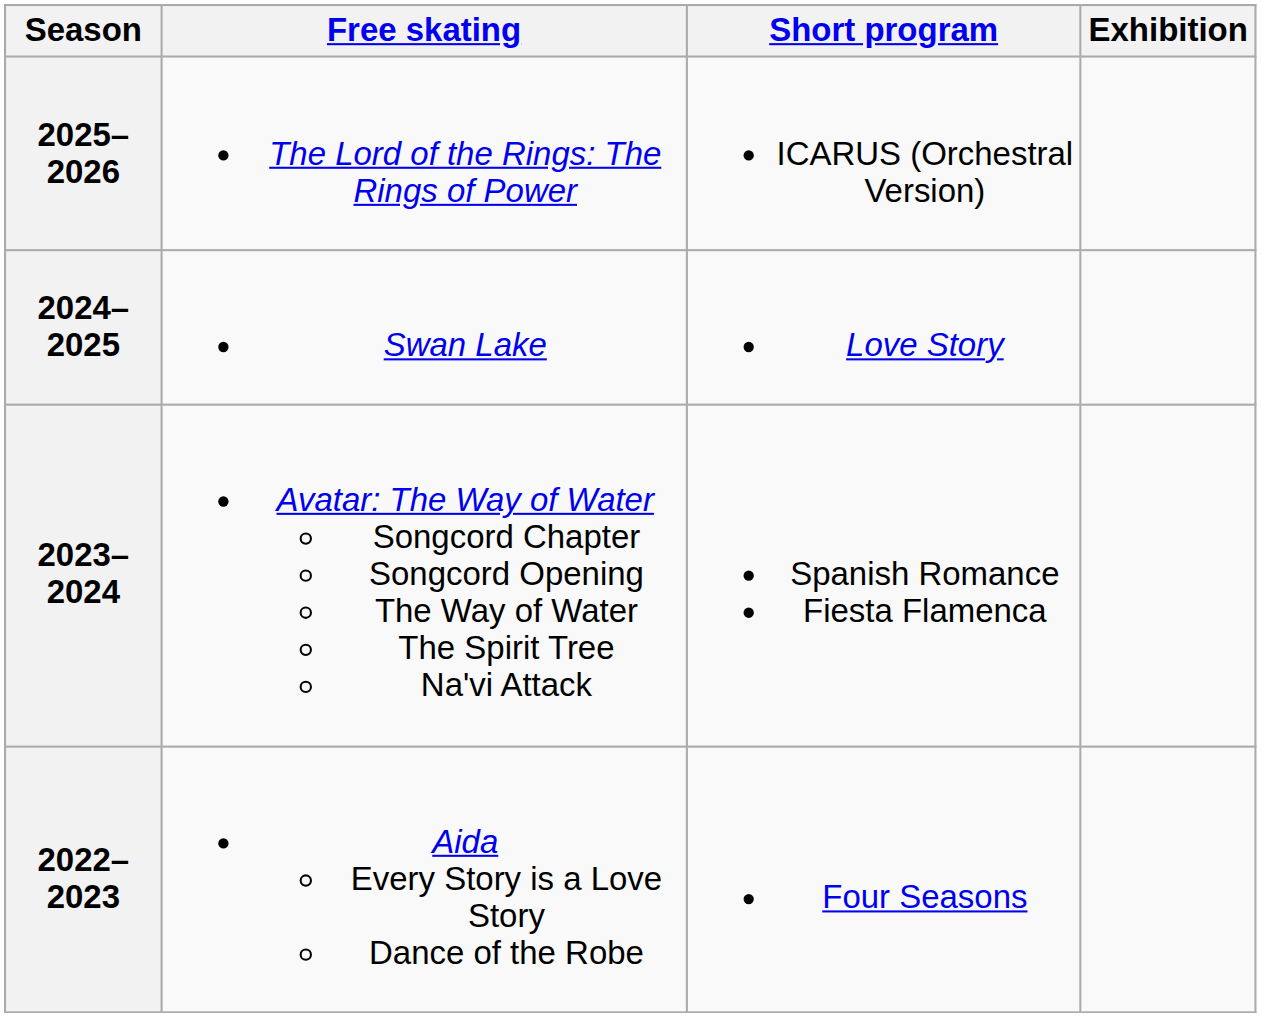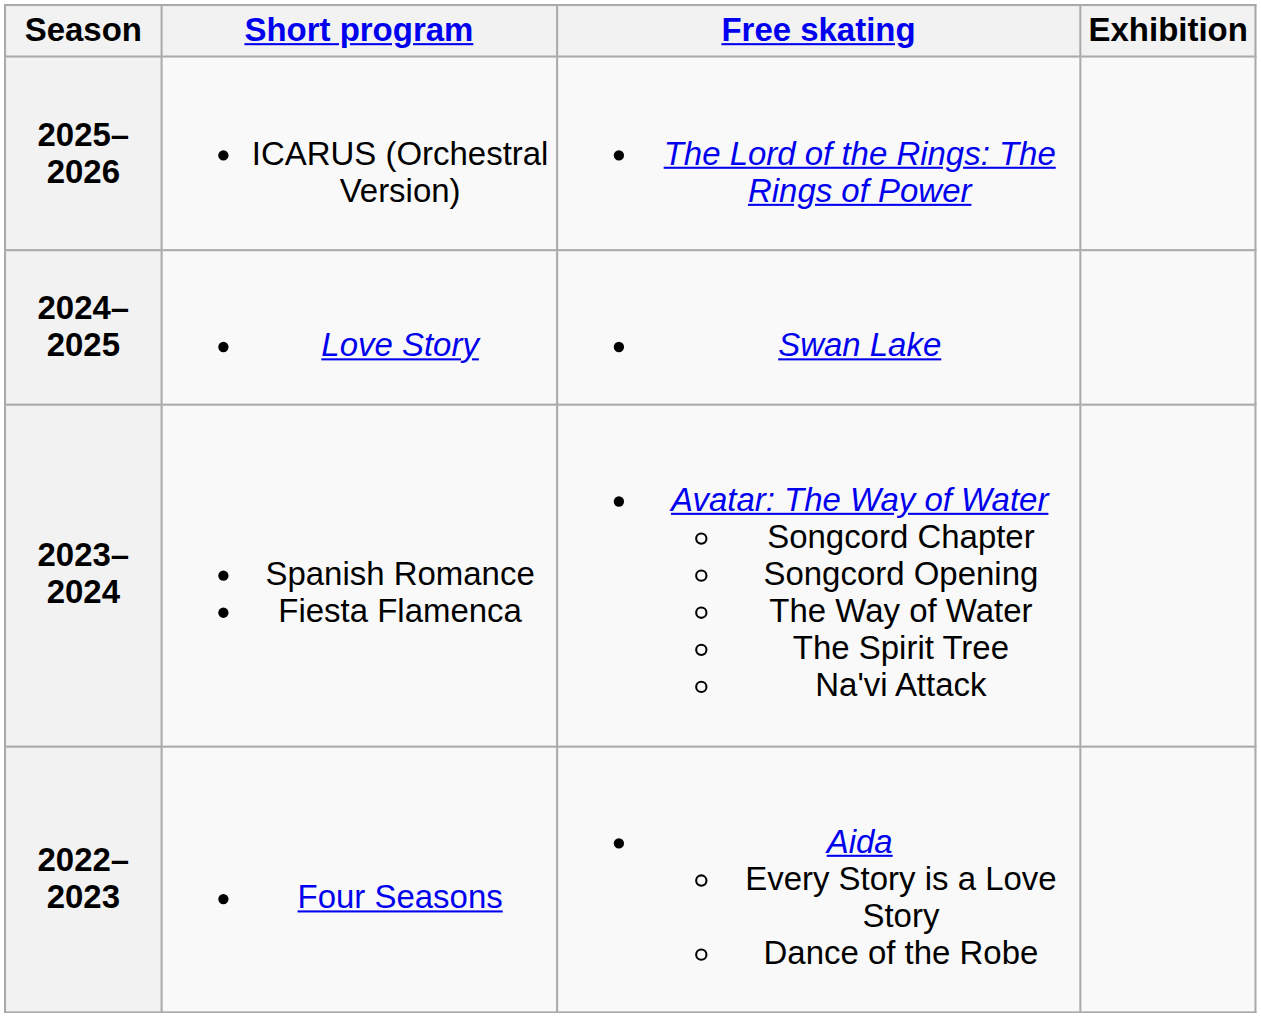columns swapped: (884, 30) <-> (424, 30)
